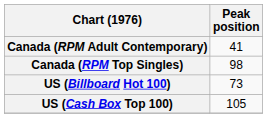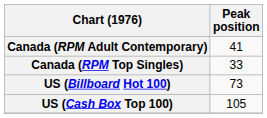(236, 65) 98 -> (236, 65) 33
